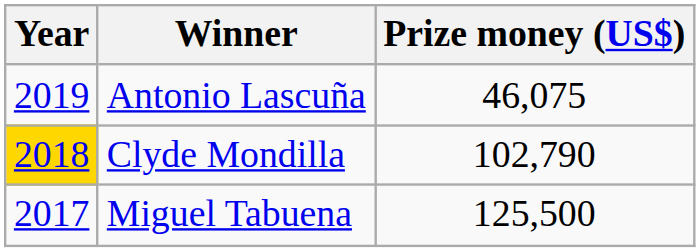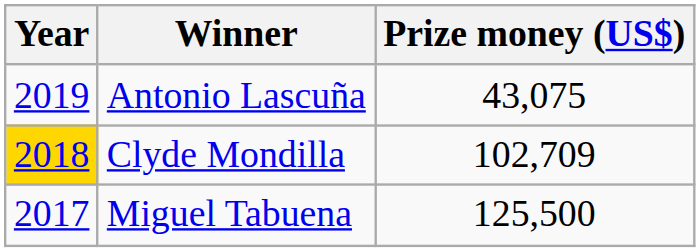(534, 94) 46,075 -> (534, 94) 43,075
(534, 154) 102,790 -> (534, 154) 102,709
